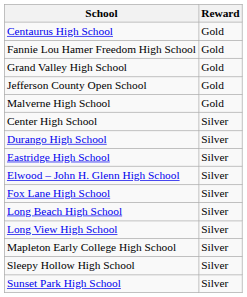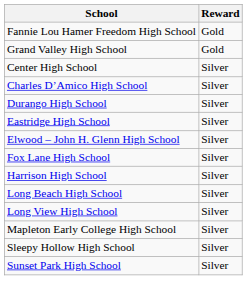- row: (60, 31)
- row: (77, 85)
- row: (59, 103)
+ row: (77, 85)
+ row: (57, 175)
